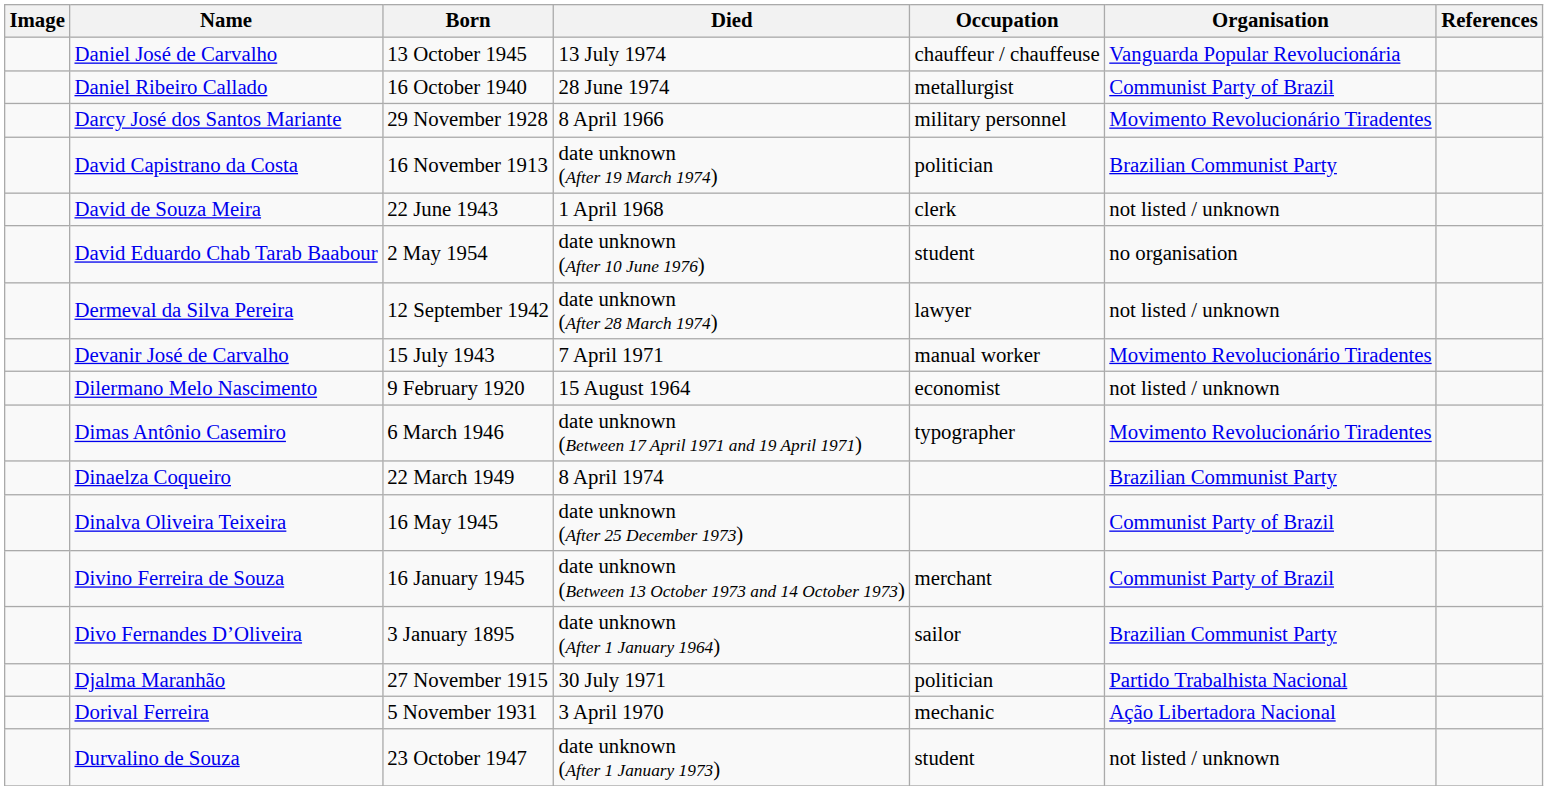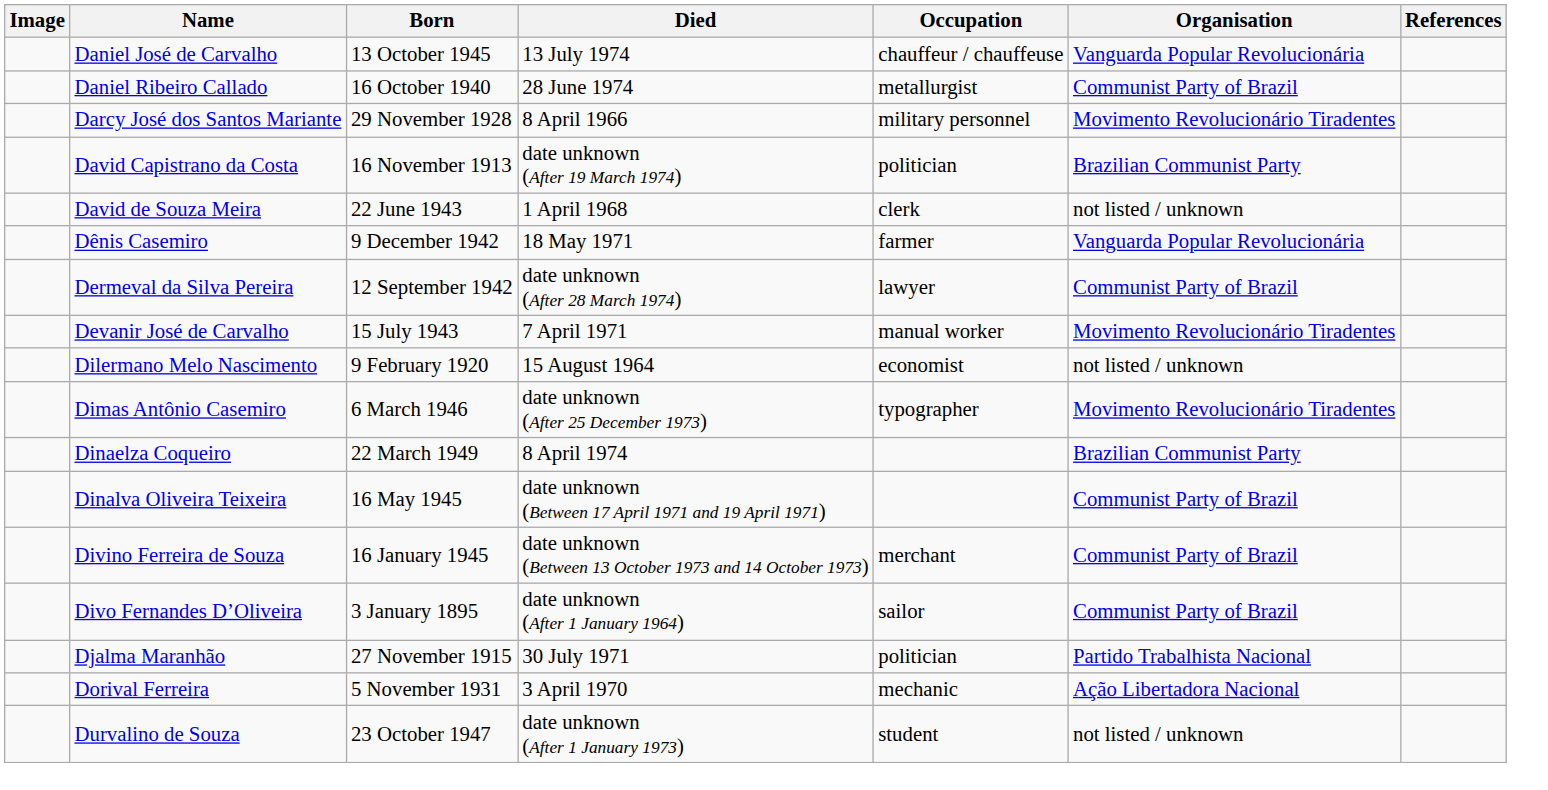- row: (226, 254)
+ row: (141, 242)
(1195, 310) not listed / unknown -> (1185, 287) Communist Party of Brazil
(710, 432) date unknown (Between 17 April 1971 and 19 April 1971) -> (615, 409) date unknown (After 25 December 1973)
(651, 522) date unknown (After 25 December 1973) -> (674, 498) date unknown (Between 17 April 1971 and 19 April 1971)
(1223, 634) Brazilian Communist Party -> (1185, 611) Communist Party of Brazil
